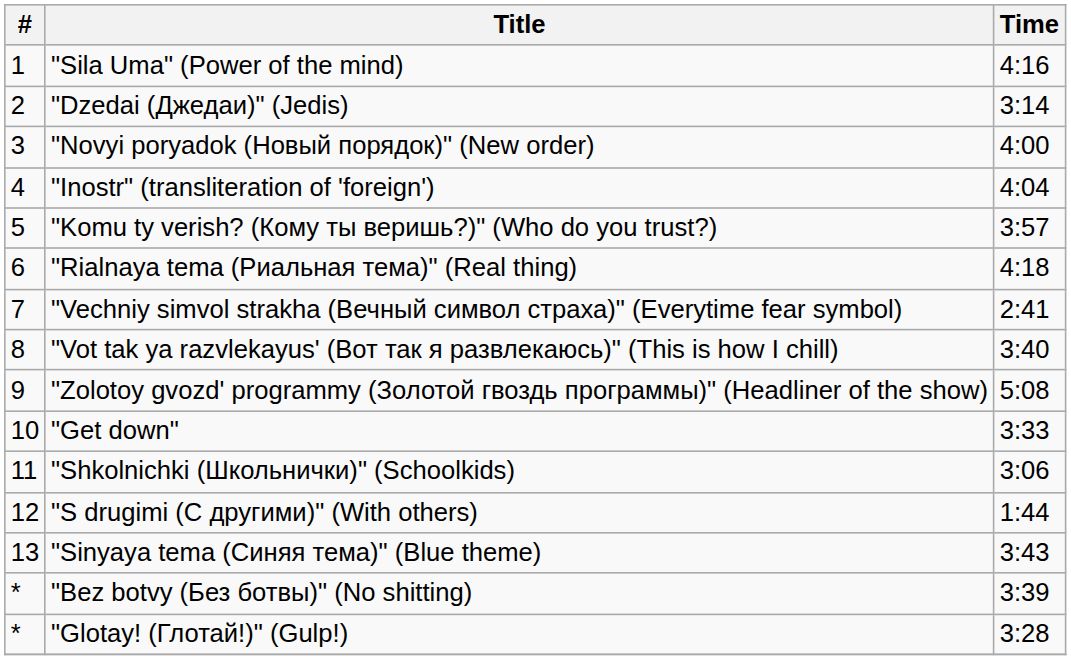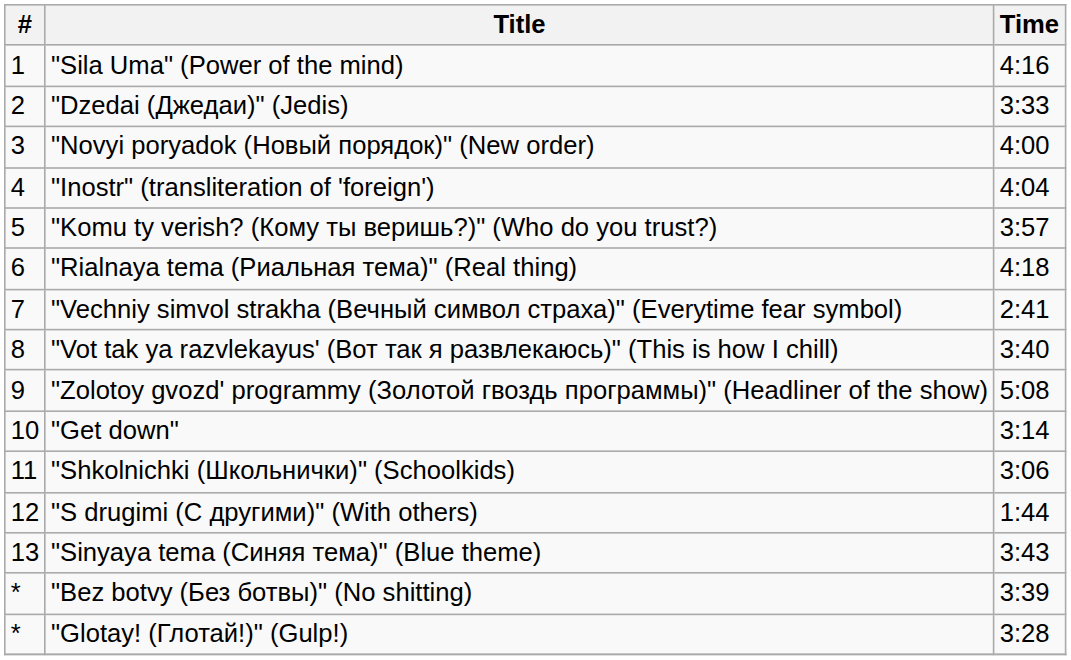(1025, 106) 3:14 -> (1025, 106) 3:33
(1025, 430) 3:33 -> (1025, 430) 3:14
